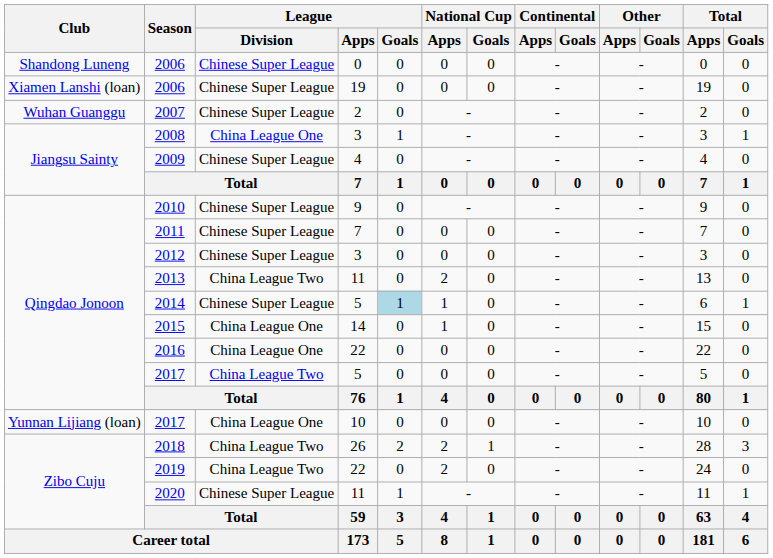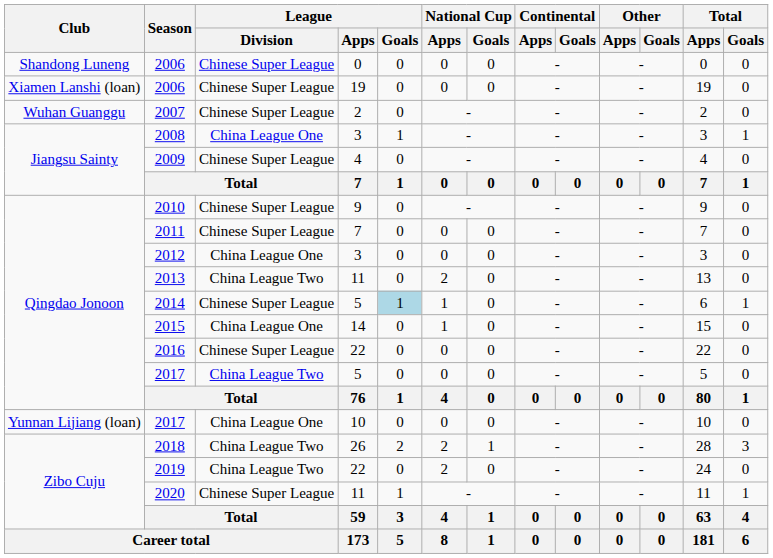(267, 254) Chinese Super League -> (267, 254) China League One
(267, 350) China League One -> (267, 350) Chinese Super League
